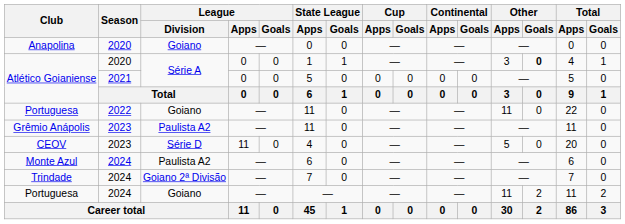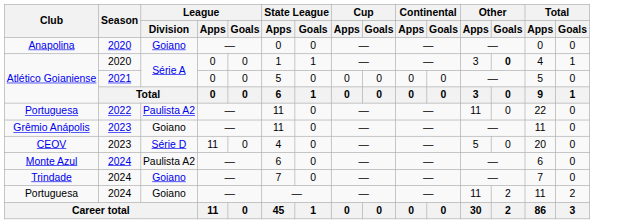(184, 111) Goiano -> (169, 111) Paulista A2
(184, 128) Paulista A2 -> (169, 128) Goiano
(184, 177) Goiano 2ª Divisão -> (169, 177) Goiano
